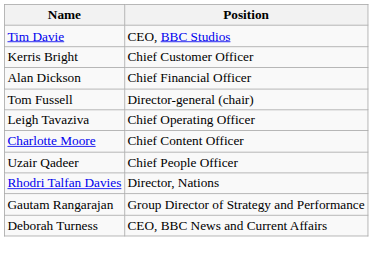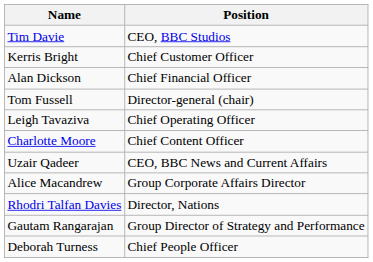(183, 162) Chief People Officer -> (227, 162) CEO, BBC News and Current Affairs
+ row: (55, 183)
(227, 225) CEO, BBC News and Current Affairs -> (183, 246) Chief People Officer
